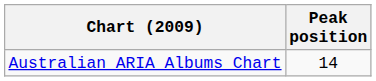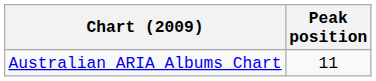(328, 63) 14 -> (328, 63) 11
